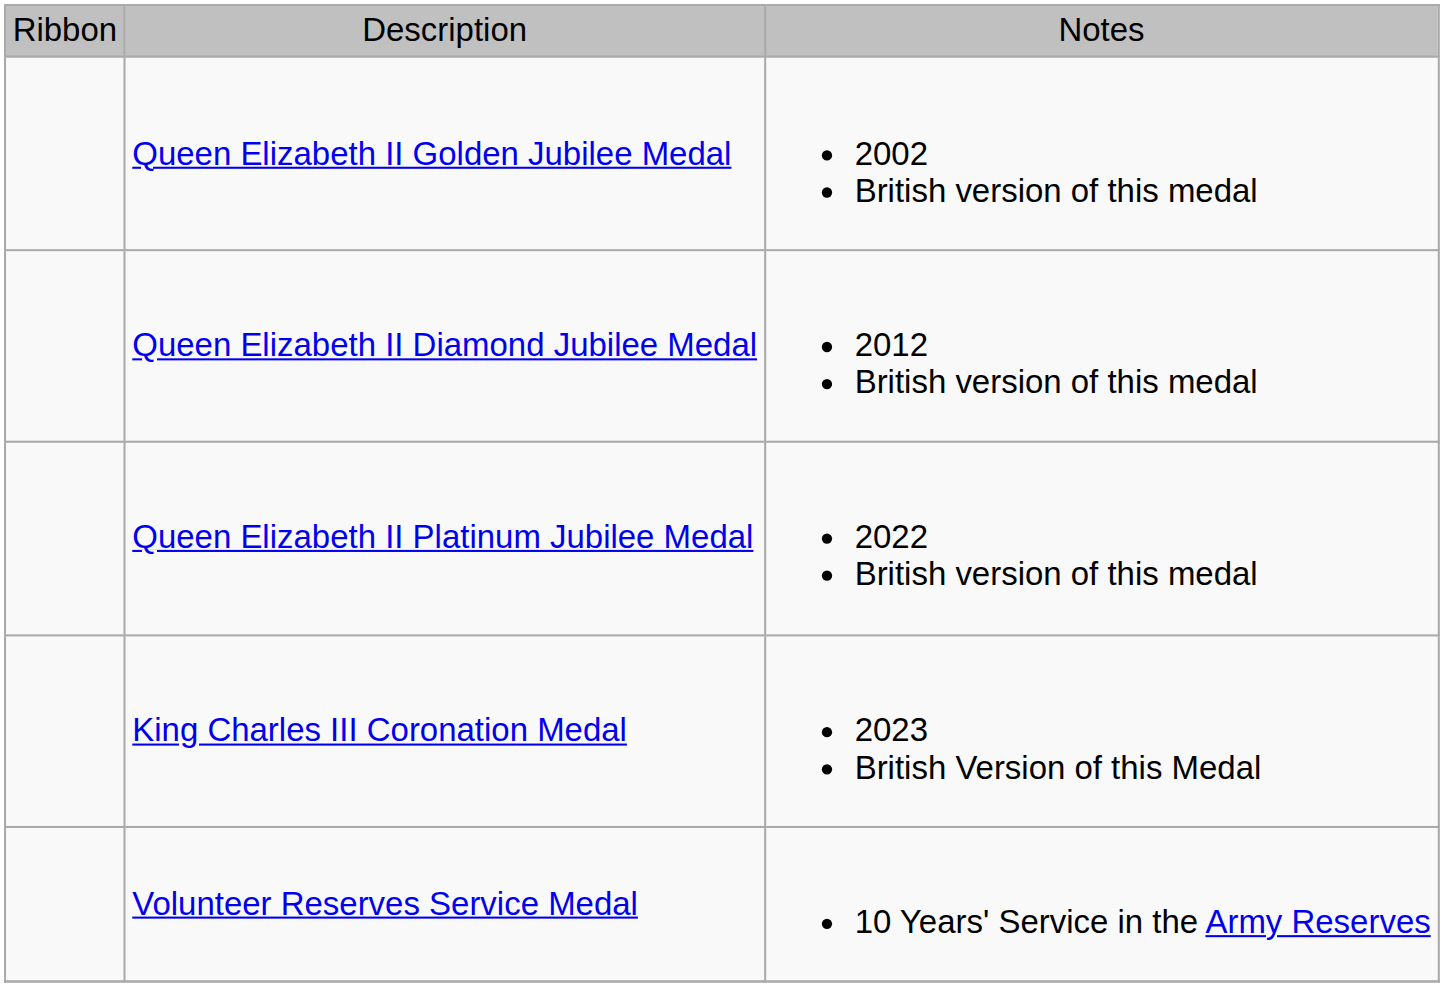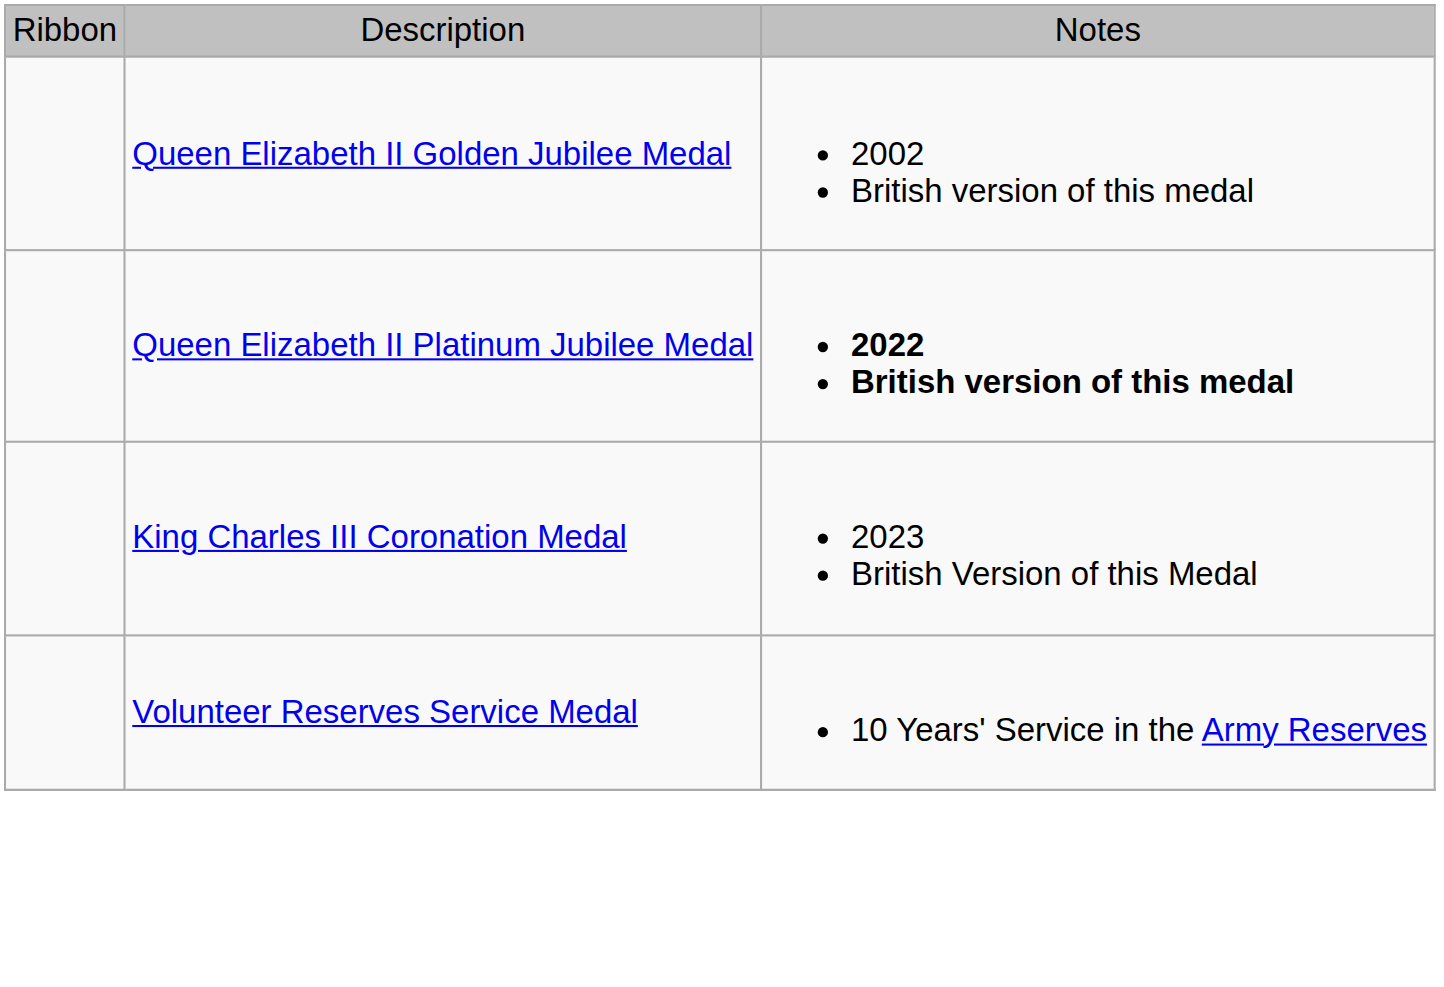- row: (445, 345)
(1101, 557) normal -> (1098, 364) bold
